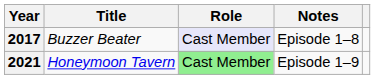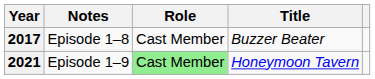columns swapped: (111, 16) <-> (318, 16)
(226, 39) lavender background -> (180, 39) no background
